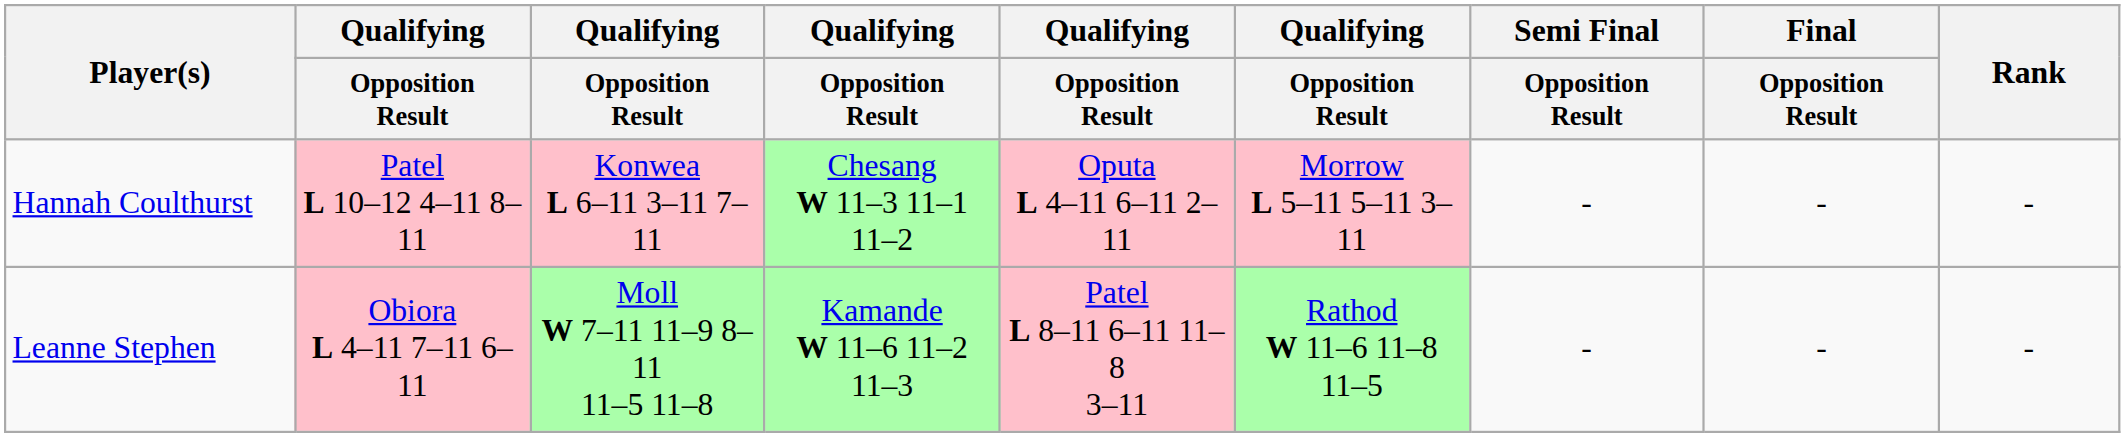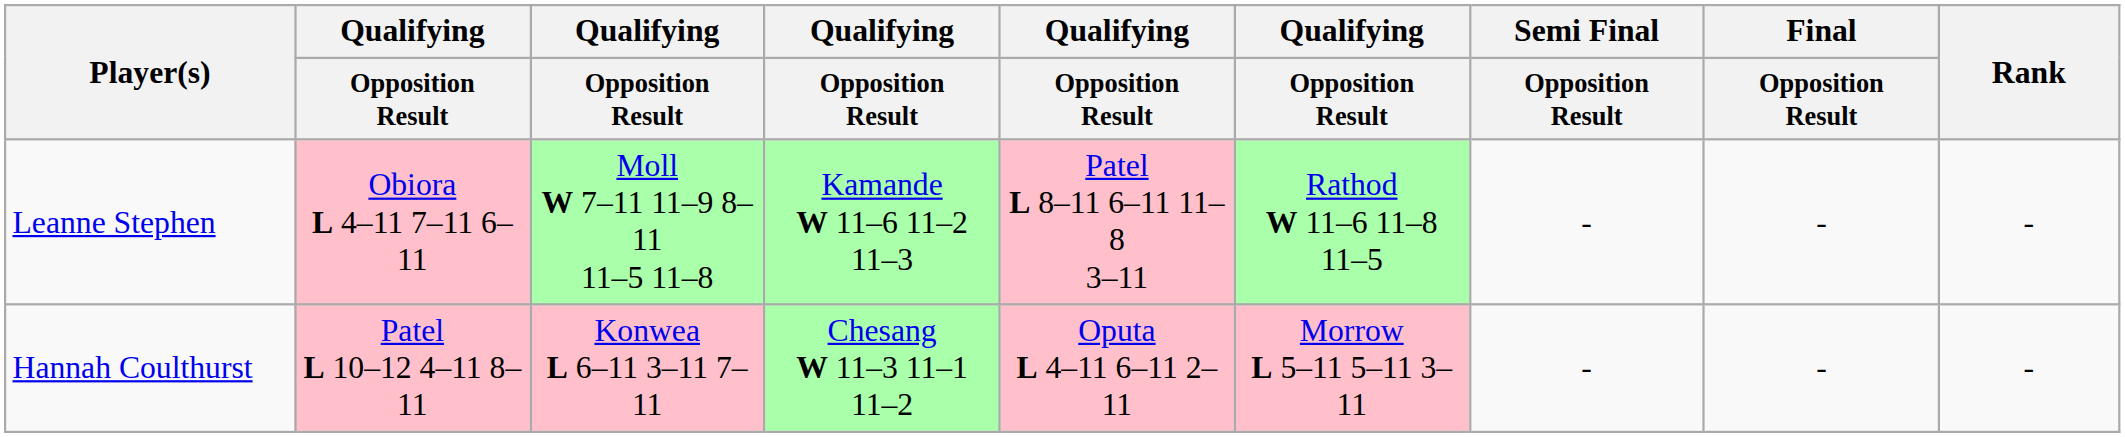rows swapped: (114, 349) <-> (133, 203)
